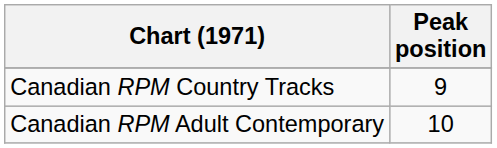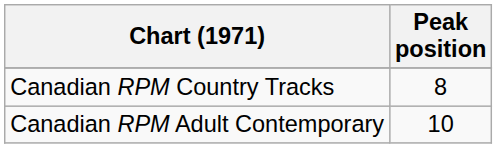(441, 86) 9 -> (441, 86) 8
